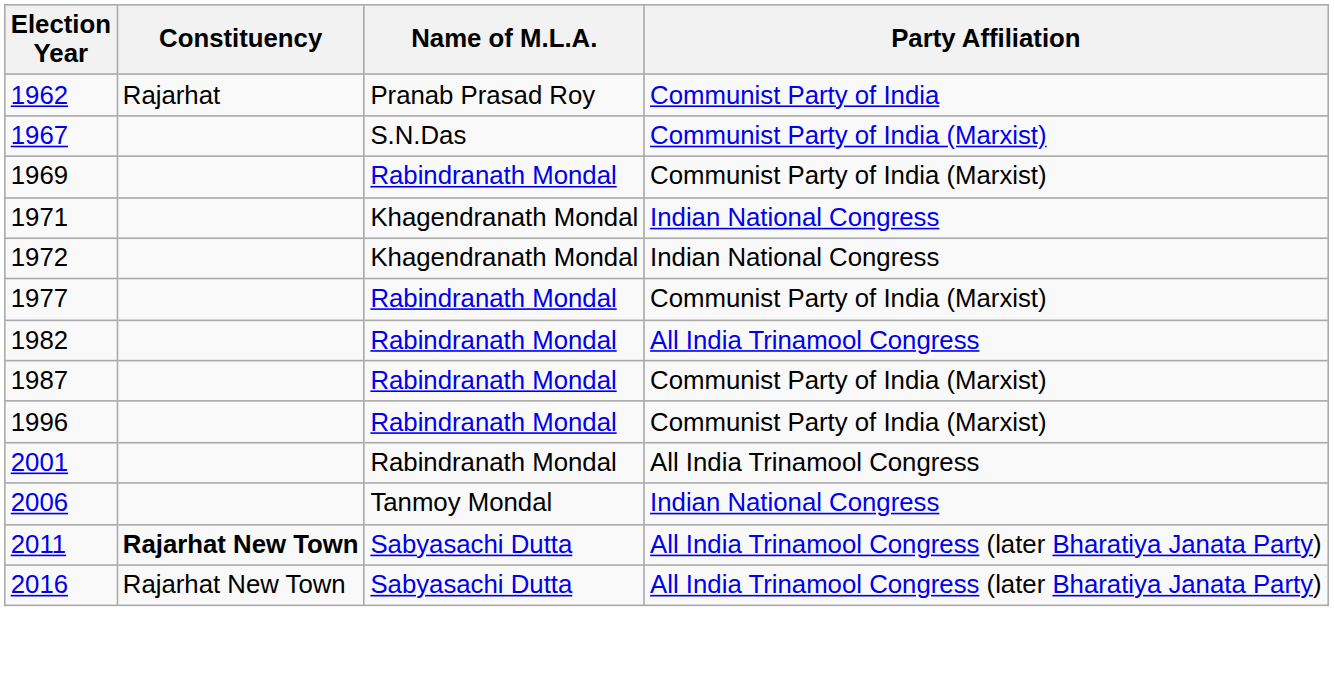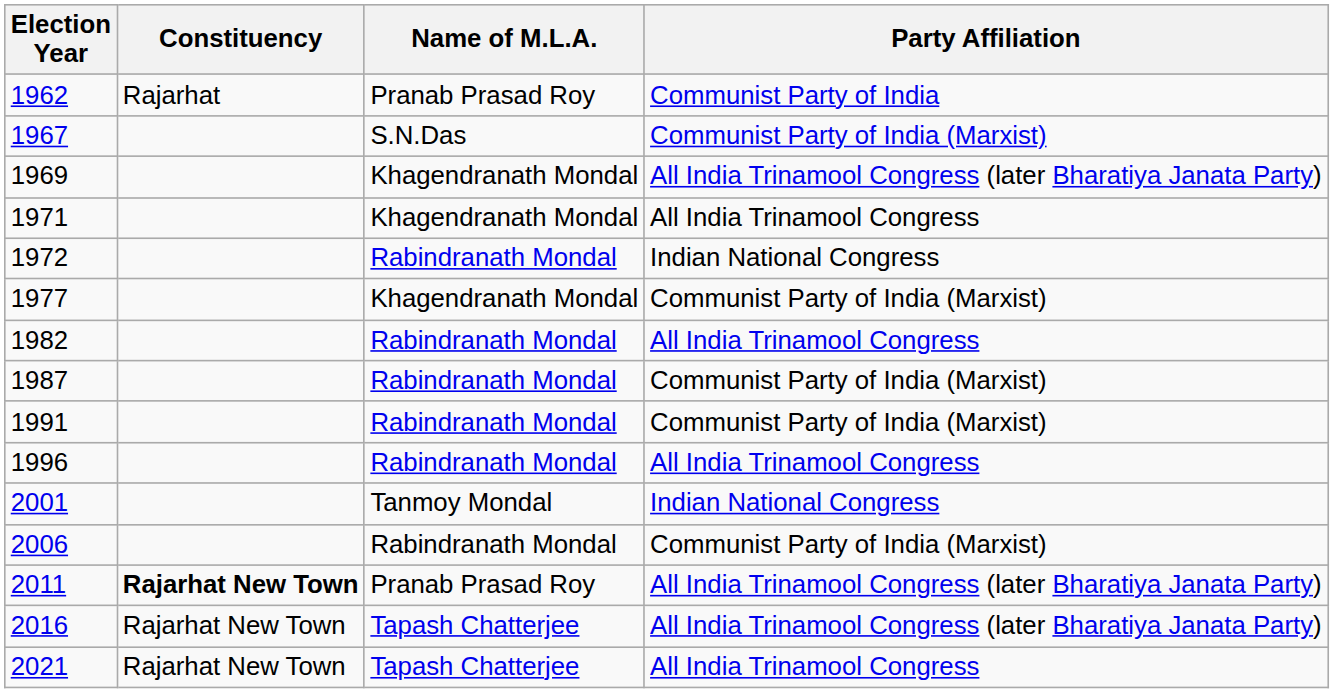(494, 176) Rabindranath Mondal -> (504, 176) Khagendranath Mondal
(848, 176) Communist Party of India (Marxist) -> (986, 176) All India Trinamool Congress (later Bharatiya Janata Party)
(795, 217) Indian National Congress -> (815, 217) All India Trinamool Congress
(504, 258) Khagendranath Mondal -> (494, 258) Rabindranath Mondal
(494, 299) Rabindranath Mondal -> (504, 299) Khagendranath Mondal
+ row: (39, 421)
(848, 421) Communist Party of India (Marxist) -> (815, 462) All India Trinamool Congress
(494, 462) Rabindranath Mondal -> (461, 503) Tanmoy Mondal
(815, 462) All India Trinamool Congress -> (795, 503) Indian National Congress
(461, 503) Tanmoy Mondal -> (494, 544) Rabindranath Mondal
(795, 503) Indian National Congress -> (848, 544) Communist Party of India (Marxist)
(471, 544) Sabyasachi Dutta -> (483, 585) Pranab Prasad Roy
(471, 585) Sabyasachi Dutta -> (475, 625) Tapash Chatterjee
+ row: (39, 666)
